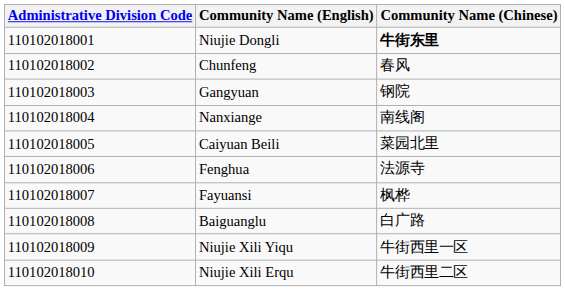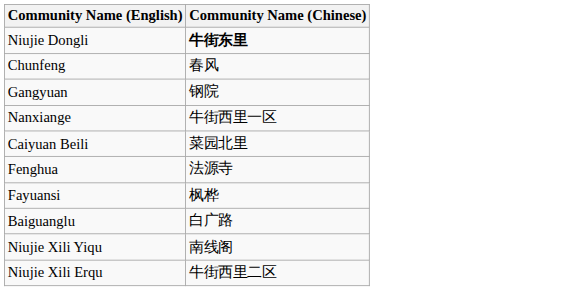- column: (100, 16)
(402, 117) 南线阁 -> (233, 117) 牛街西里一区
(424, 246) 牛街西里一区 -> (211, 246) 南线阁
